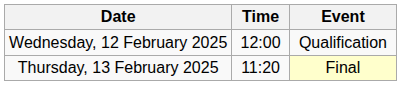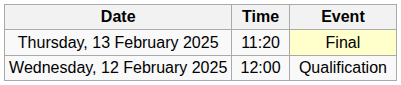rows swapped: (118, 42) <-> (118, 67)
